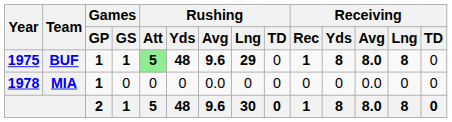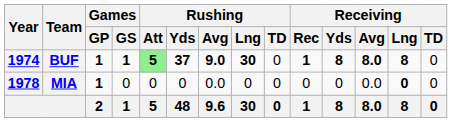(24, 60) 1975 -> (24, 60) 1974
(182, 60) 48 -> (182, 60) 37
(215, 60) 9.6 -> (215, 60) 9.0
(248, 60) 29 -> (248, 60) 30
(404, 83) normal -> (404, 83) bold
